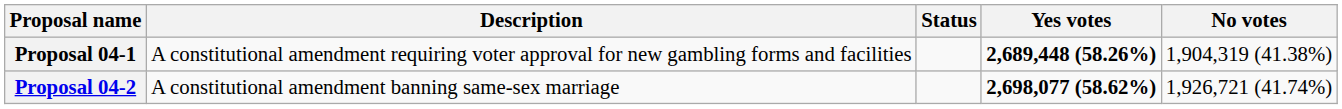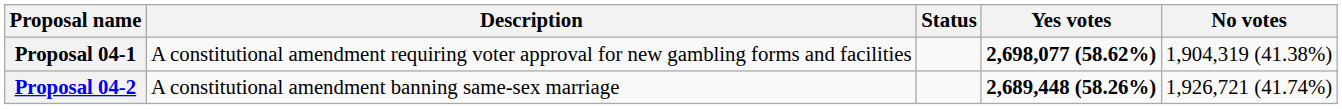(1071, 53) 2,689,448 (58.26%) -> (1071, 53) 2,698,077 (58.62%)
(1071, 86) 2,698,077 (58.62%) -> (1071, 86) 2,689,448 (58.26%)
